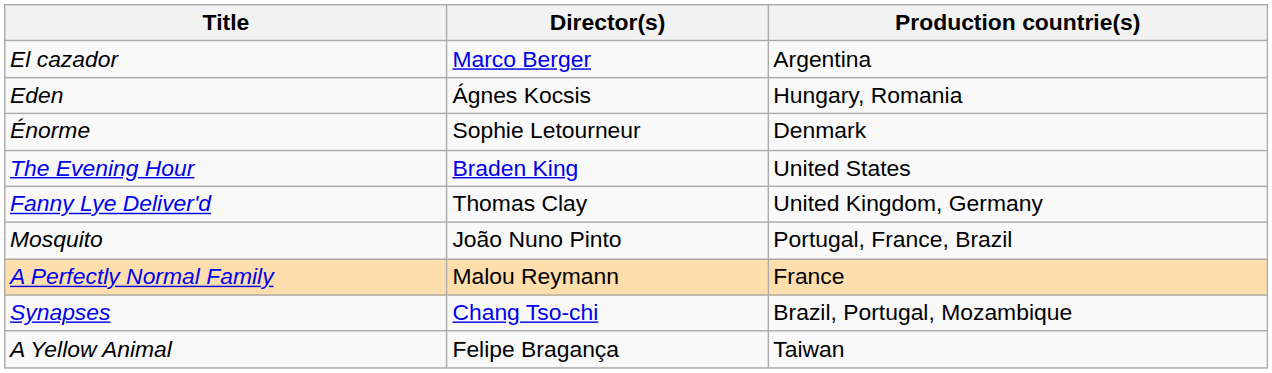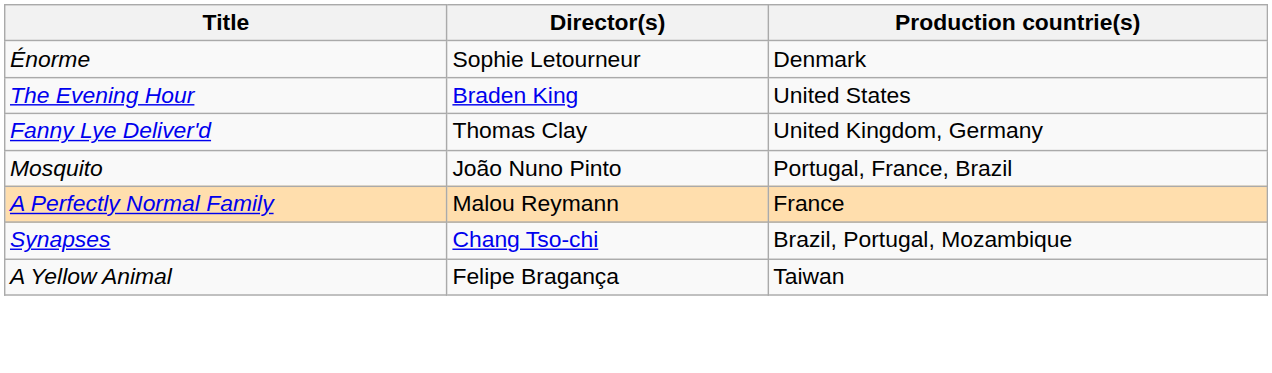- row: (64, 58)
- row: (37, 95)
